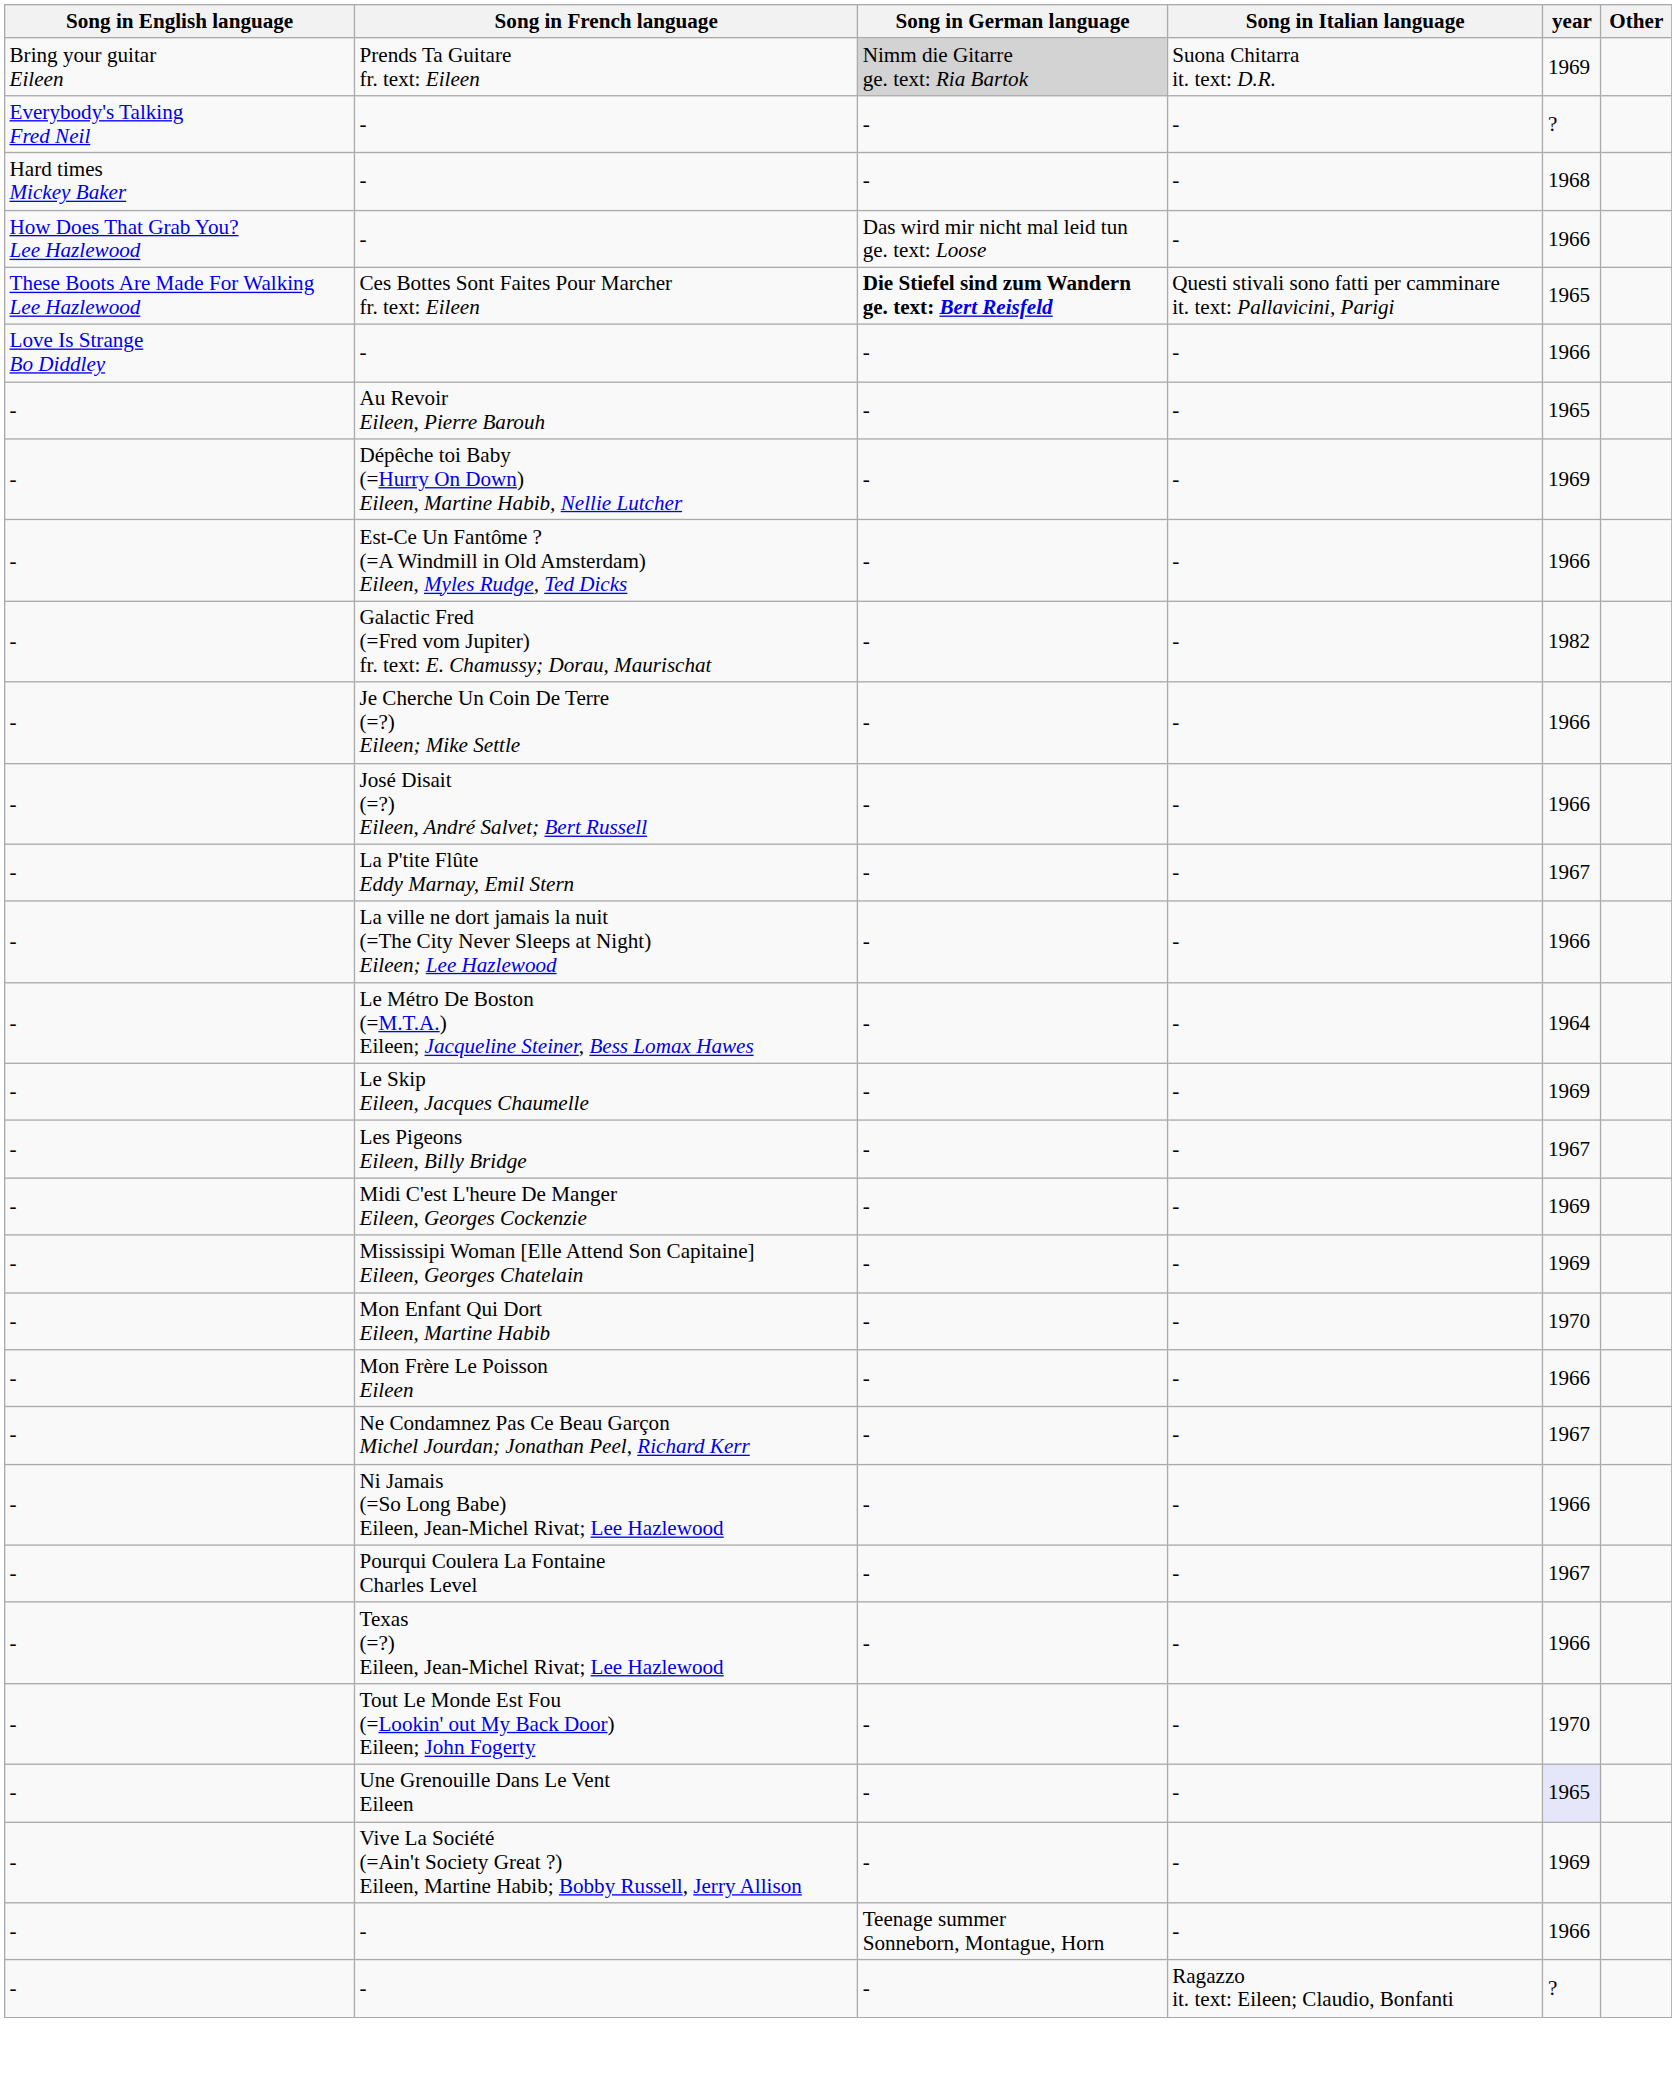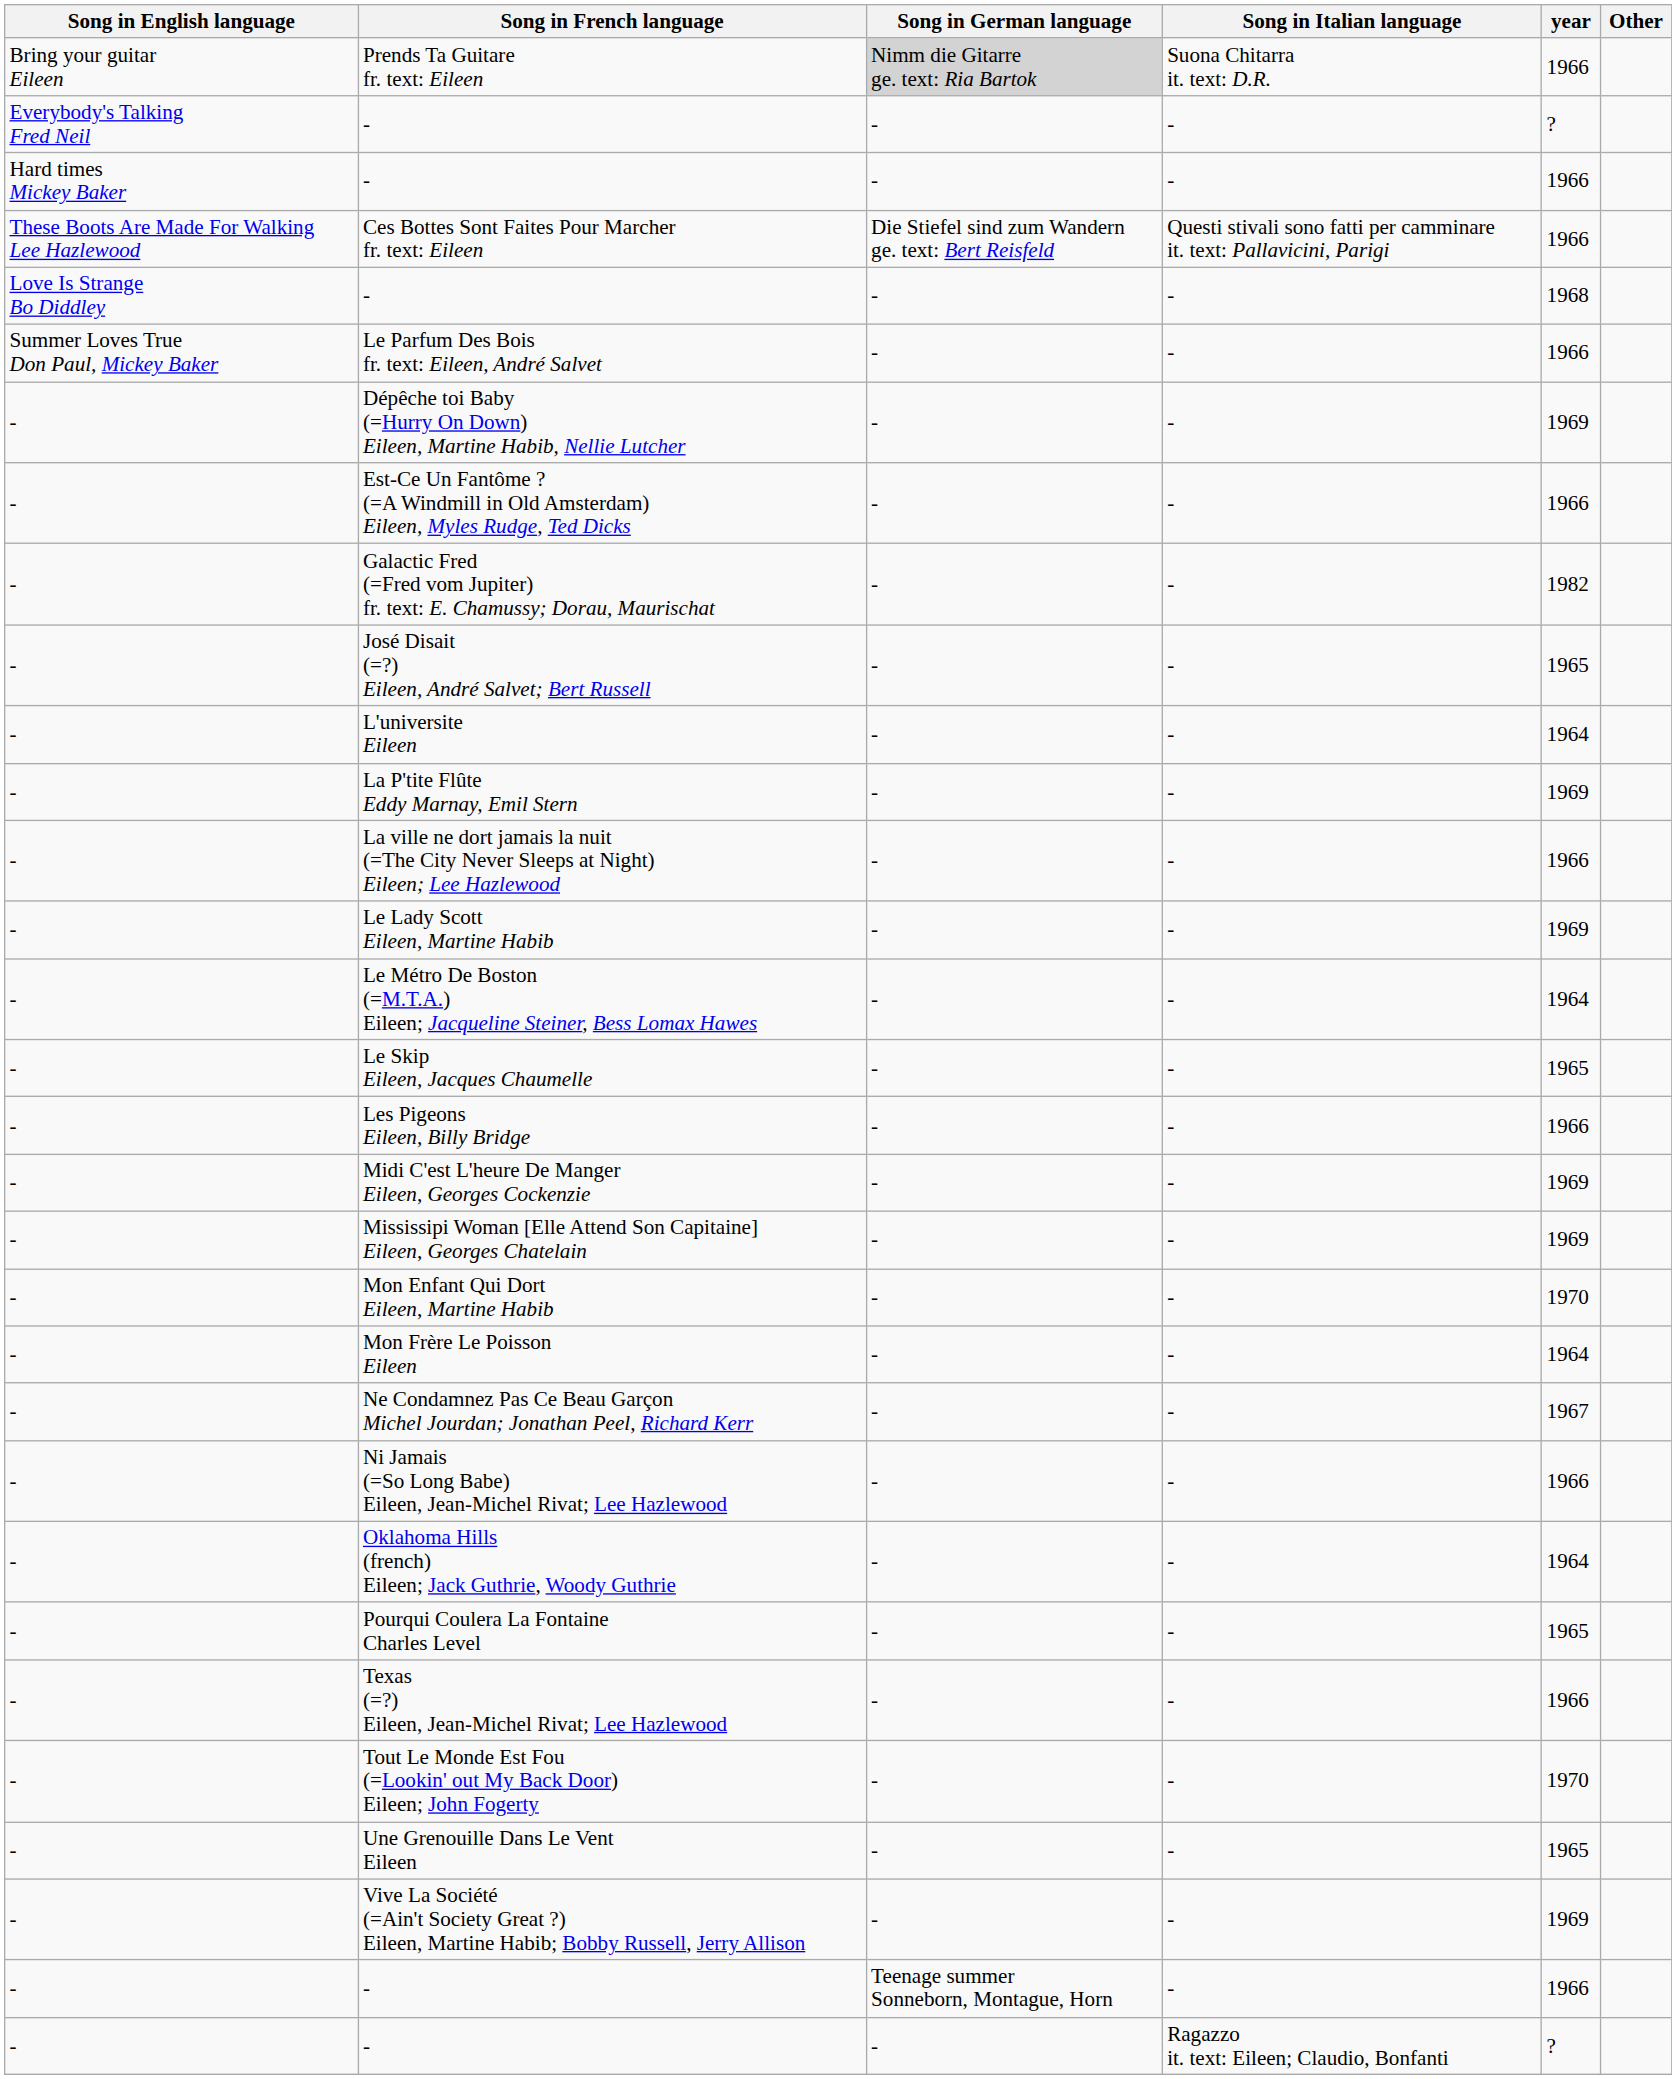(1569, 66) 1969 -> (1568, 66) 1966
(1569, 181) 1968 -> (1568, 181) 1966
- row: (124, 238)
(997, 295) bold -> (998, 238) normal
(1569, 295) 1965 -> (1568, 238) 1966
(1569, 352) 1966 -> (1568, 295) 1968
+ row: (114, 352)
- row: (13, 410)
- row: (13, 722)
(1569, 803) 1966 -> (1568, 665) 1965
+ row: (13, 734)
(1569, 872) 1967 -> (1568, 791) 1969
+ row: (13, 929)
(1569, 1091) 1969 -> (1568, 1068) 1965
(1569, 1149) 1967 -> (1568, 1125) 1966
(1569, 1378) 1966 -> (1568, 1354) 1964
+ row: (13, 1561)
(1569, 1573) 1967 -> (1568, 1630) 1965
(1569, 1792) lavender background -> (1568, 1850) no background
